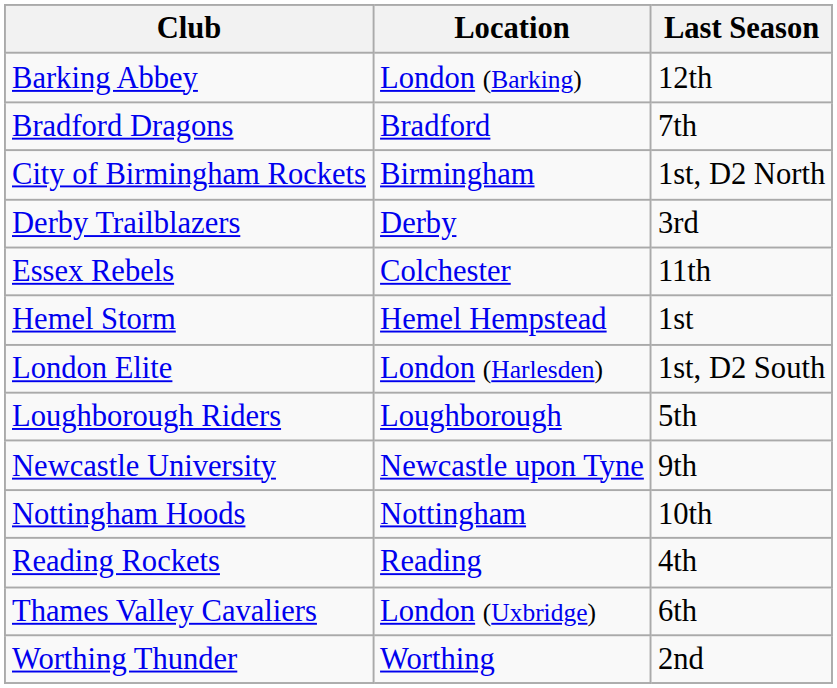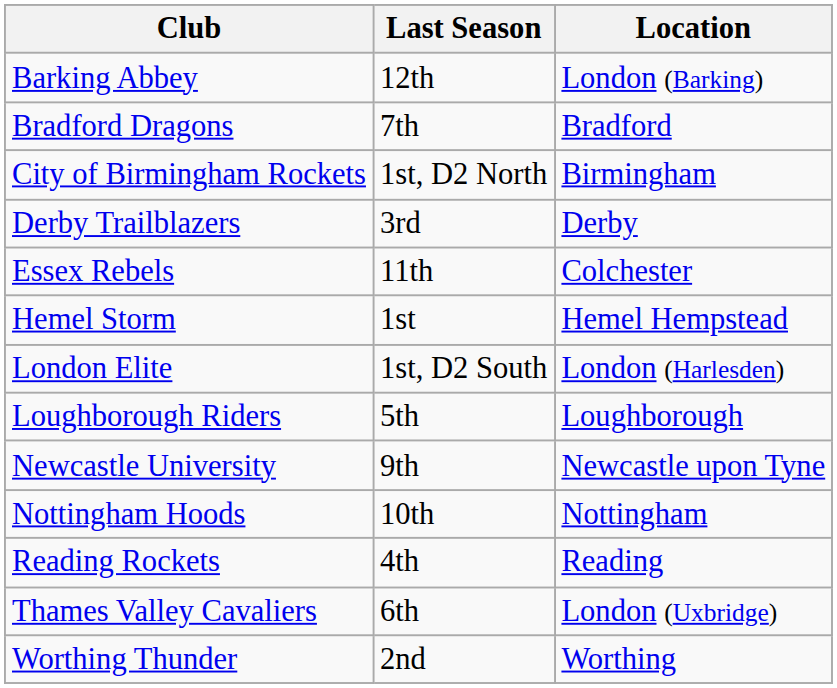columns swapped: (512, 28) <-> (742, 28)
